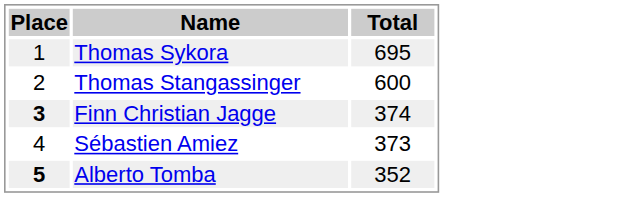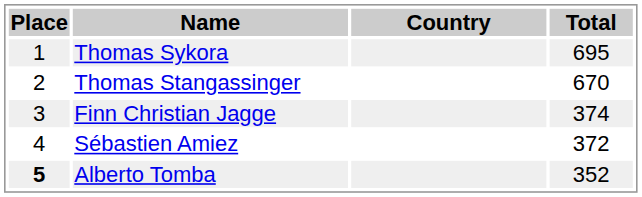+ column: (449, 22)
(393, 83) 600 -> (591, 83) 670
(39, 114) bold -> (39, 114) normal
(393, 144) 373 -> (591, 144) 372
